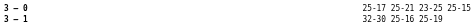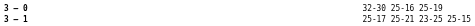(417, 8) 25-17 25-21 23-25 25-15 -> (403, 8) 32-30 25-16 25-19
(403, 19) 32-30 25-16 25-19 -> (417, 19) 25-17 25-21 23-25 25-15
